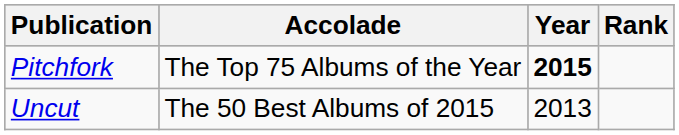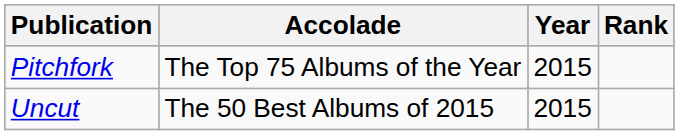(563, 66) bold -> (563, 66) normal
(563, 108) 2013 -> (563, 108) 2015
